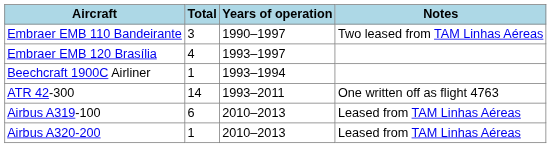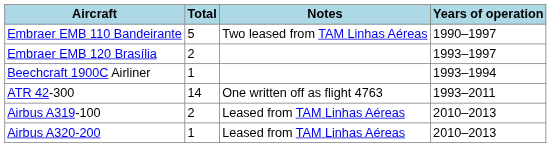columns swapped: (277, 14) <-> (441, 14)
(191, 34) 3 -> (191, 34) 5
(191, 53) 4 -> (191, 53) 2
(191, 113) 6 -> (191, 113) 2
